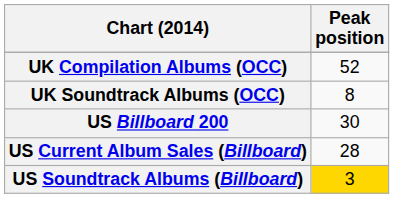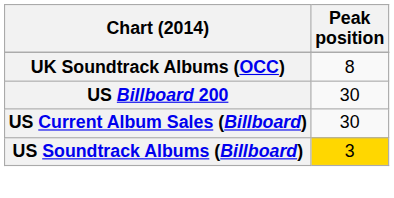- row: (158, 66)
(350, 151) 28 -> (350, 123) 30
